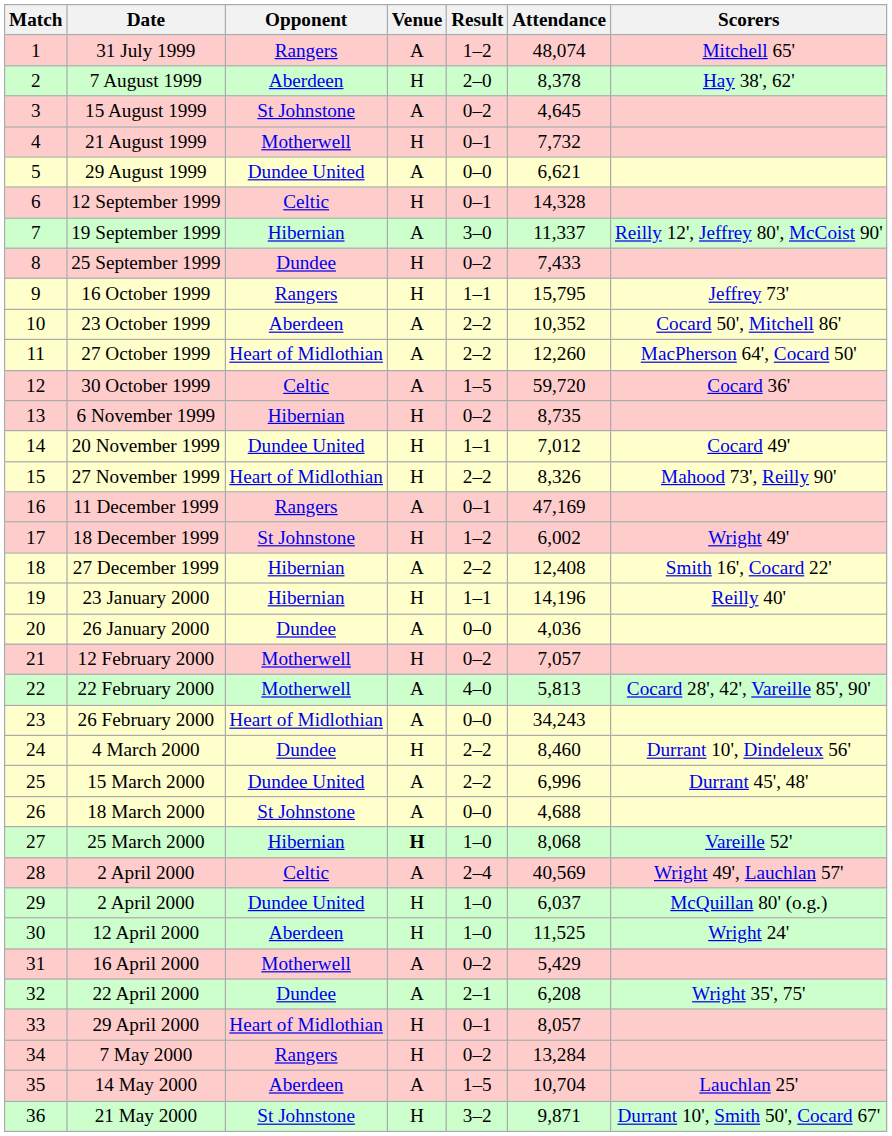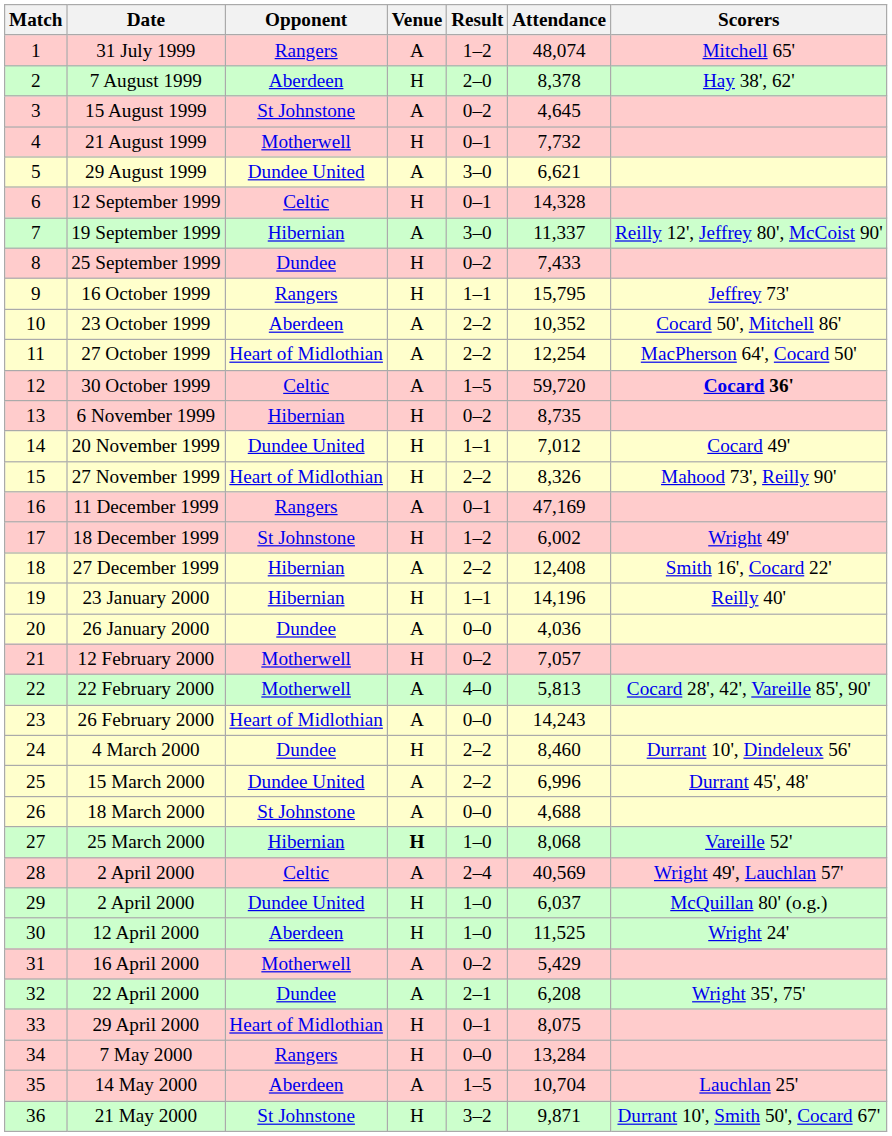(477, 171) 0–0 -> (477, 171) 3–0
(559, 354) 12,260 -> (559, 354) 12,254
(749, 385) normal -> (749, 385) bold
(559, 720) 34,243 -> (559, 720) 14,243
(559, 1024) 8,057 -> (559, 1024) 8,075
(477, 1055) 0–2 -> (477, 1055) 0–0
